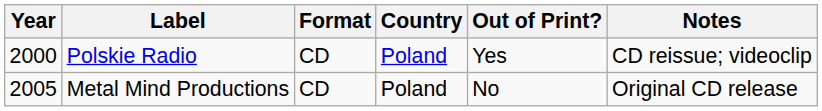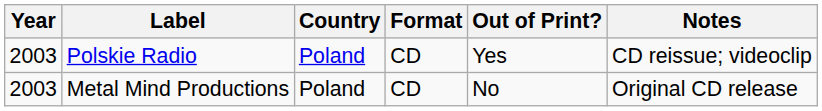columns swapped: (335, 21) <-> (422, 21)
(33, 55) 2000 -> (33, 55) 2003
(33, 88) 2005 -> (33, 88) 2003
